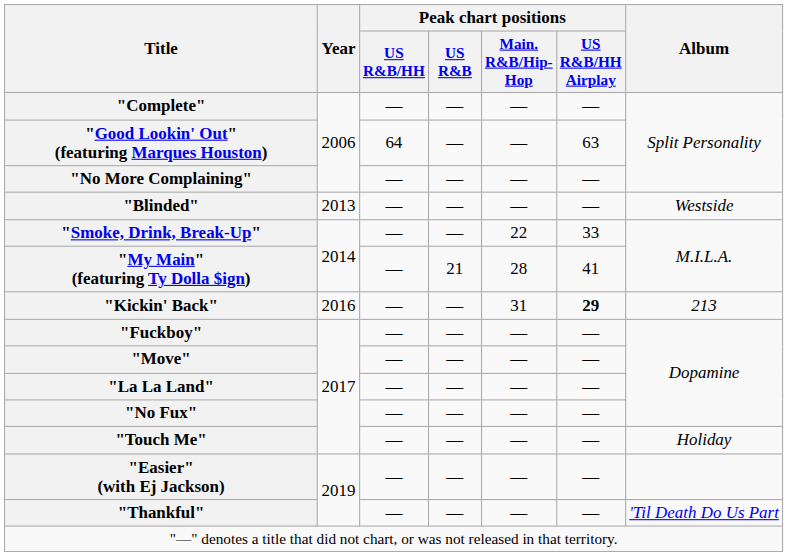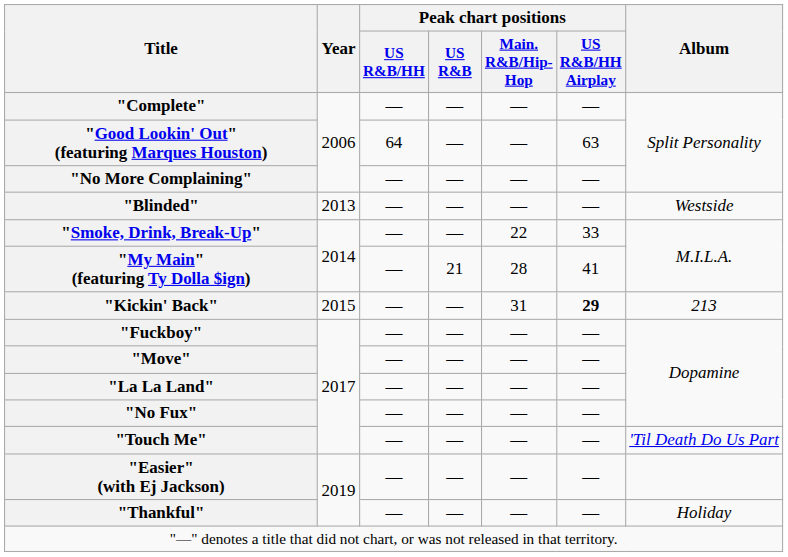(338, 305) 2016 -> (338, 305) 2015
(704, 440) Holiday -> (704, 440) 'Til Death Do Us Part
(704, 512) 'Til Death Do Us Part -> (704, 512) Holiday
